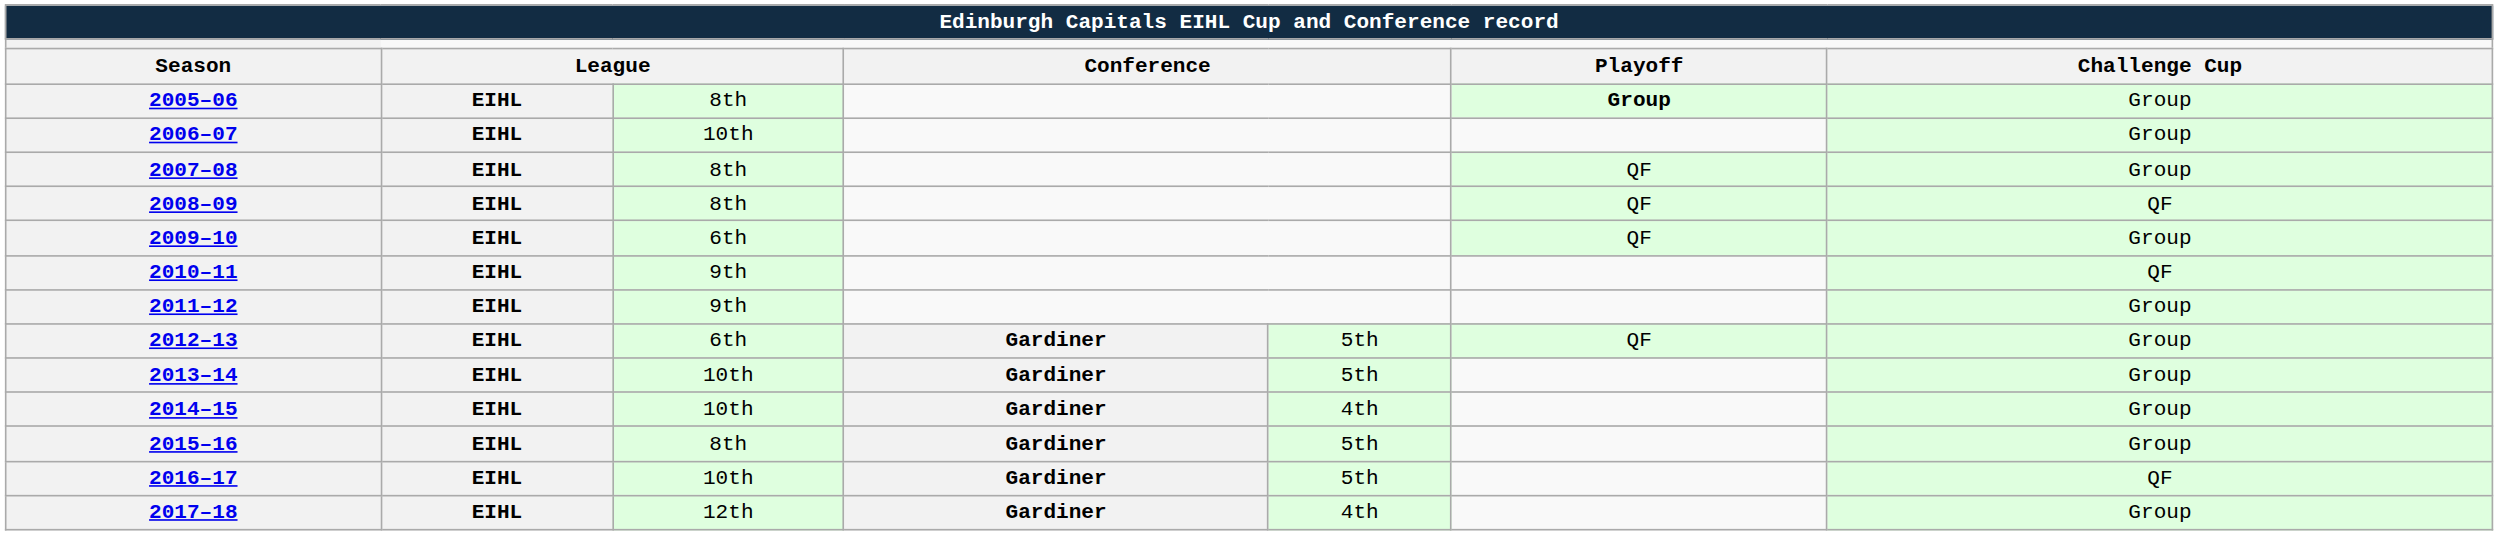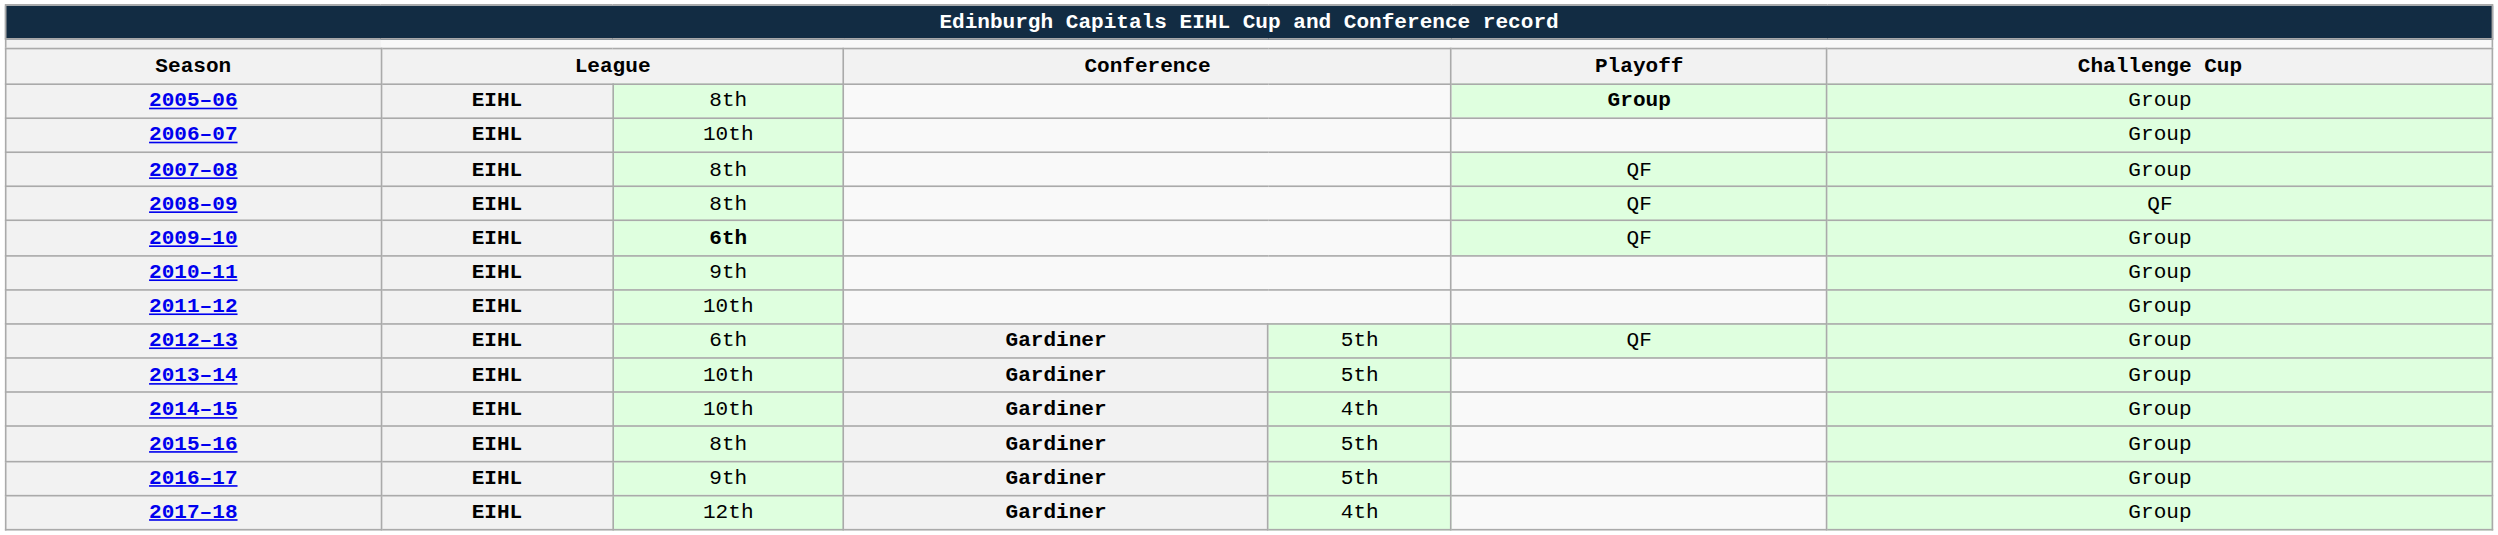(728, 237) normal -> (728, 237) bold
(2160, 272) QF -> (2160, 272) Group
(728, 306) 9th -> (728, 306) 10th
(728, 478) 10th -> (728, 478) 9th
(2160, 478) QF -> (2160, 478) Group
